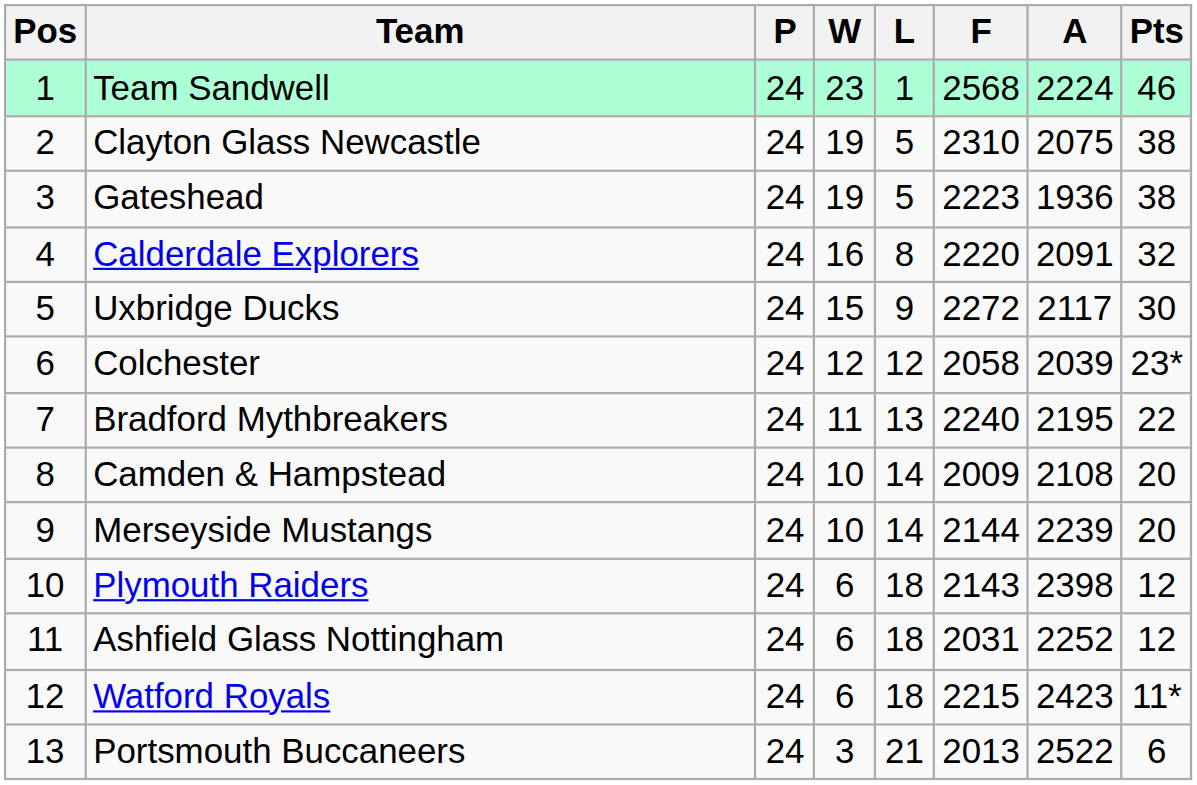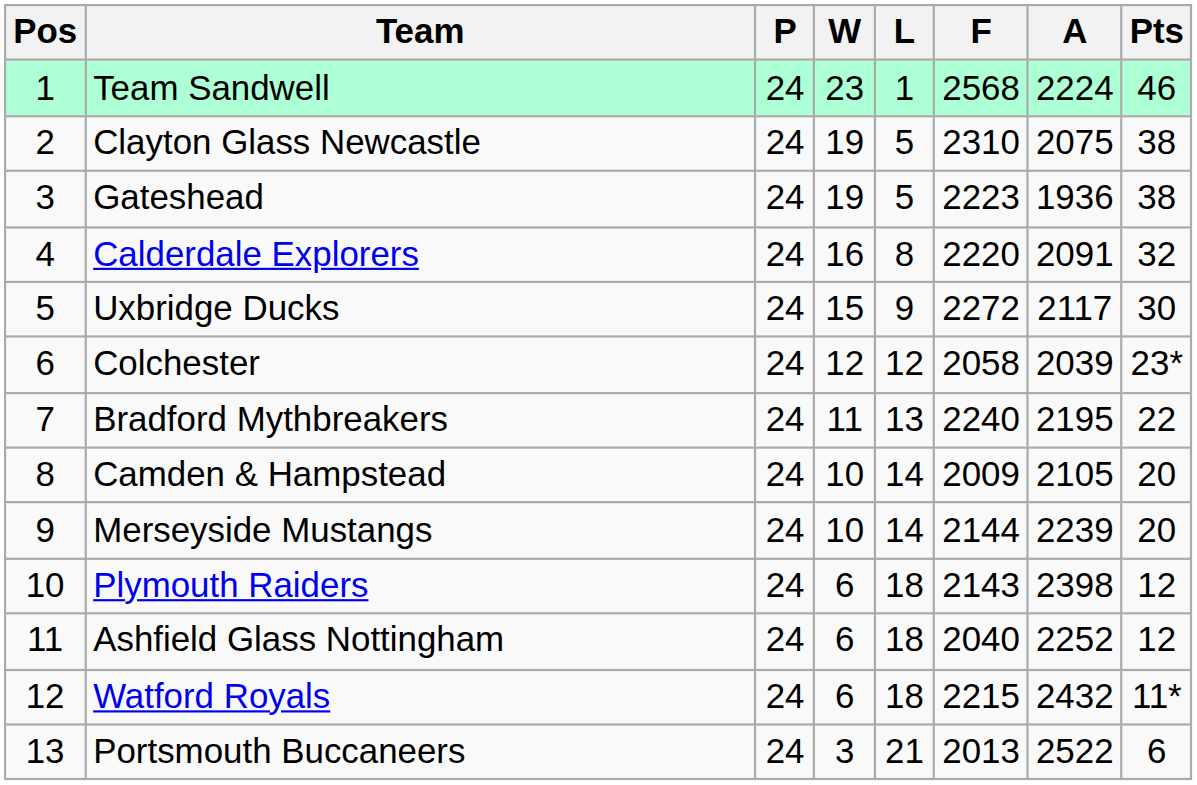(1075, 474) 2108 -> (1075, 474) 2105
(981, 640) 2031 -> (981, 640) 2040
(1075, 695) 2423 -> (1075, 695) 2432
